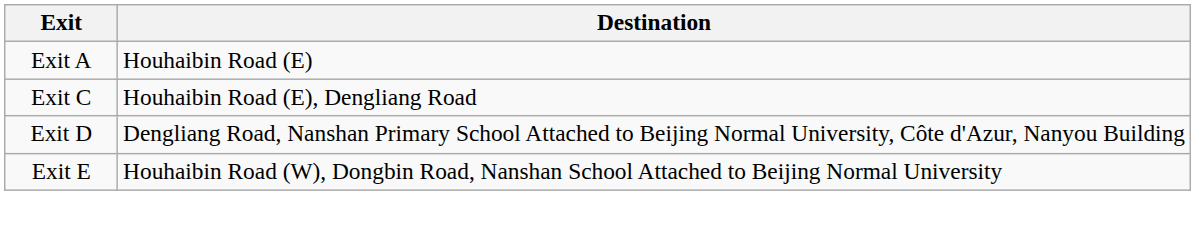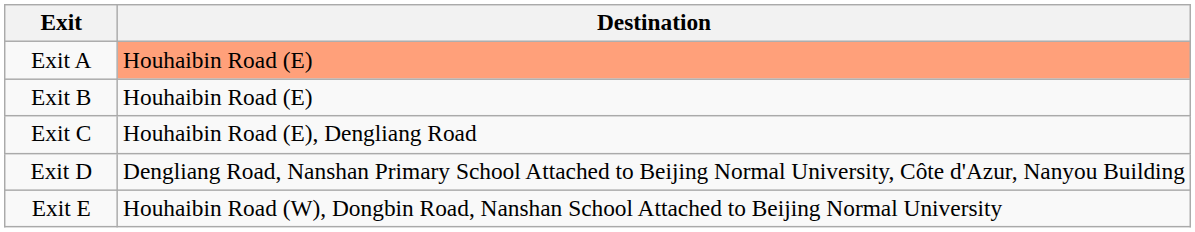(218, 60) no background -> (218, 60) lightsalmon background
+ row: (61, 97)
